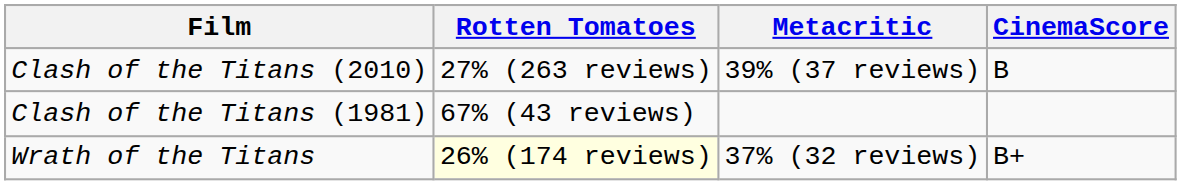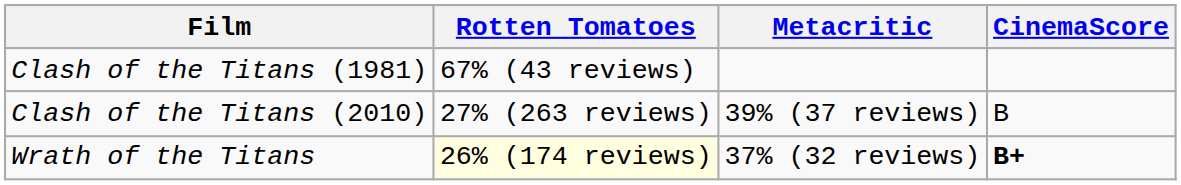rows swapped: (219, 114) <-> (219, 70)
(1009, 157) normal -> (1009, 157) bold
